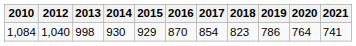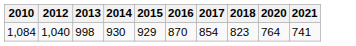- column: (274, 13)
